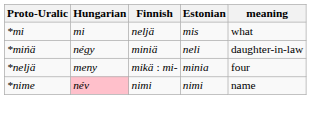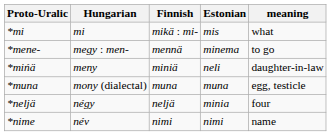(143, 31) neljä -> (175, 31) mikä : mi-
+ row: (24, 49)
(84, 49) négy -> (85, 67) meny
+ row: (22, 85)
(85, 67) meny -> (84, 103) négy
(154, 67) mikä : mi- -> (163, 103) neljä
(81, 85) pink background -> (81, 121) no background
